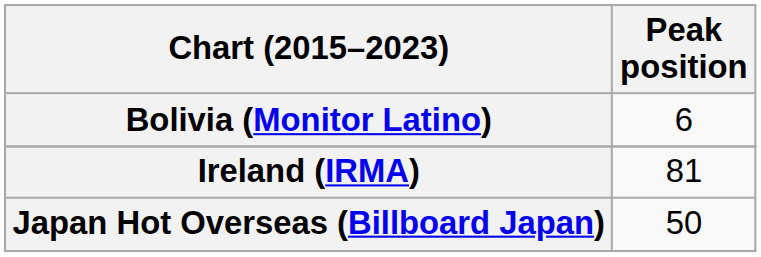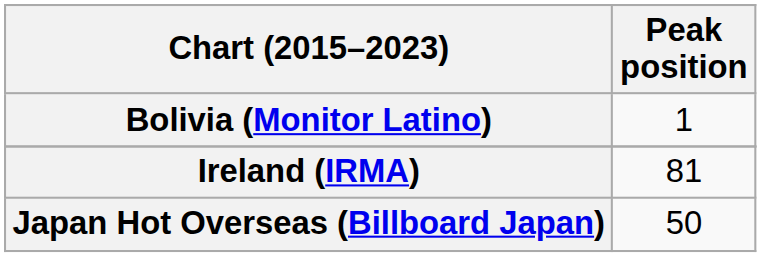(684, 119) 6 -> (684, 119) 1
